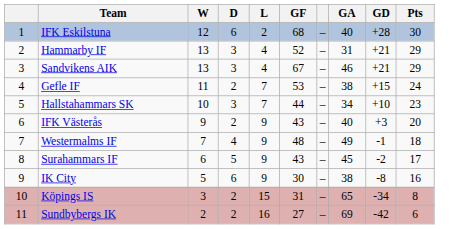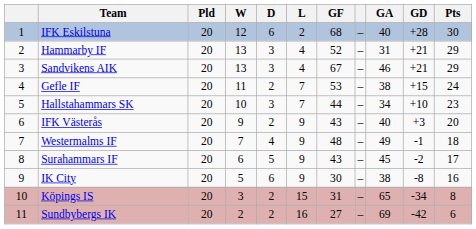+ column: (207, 13)
